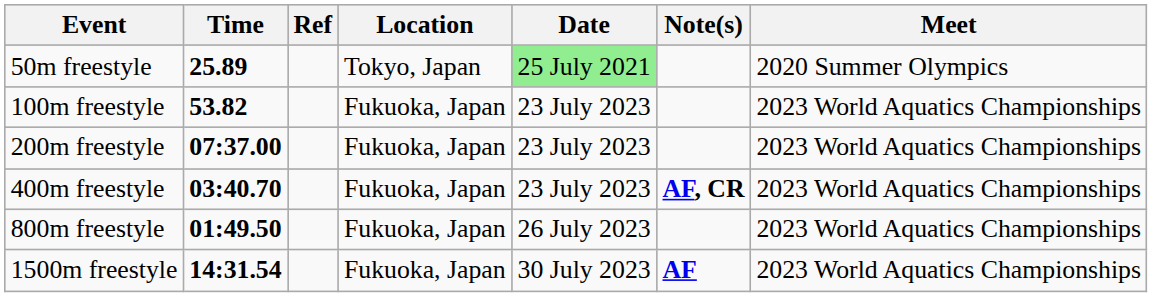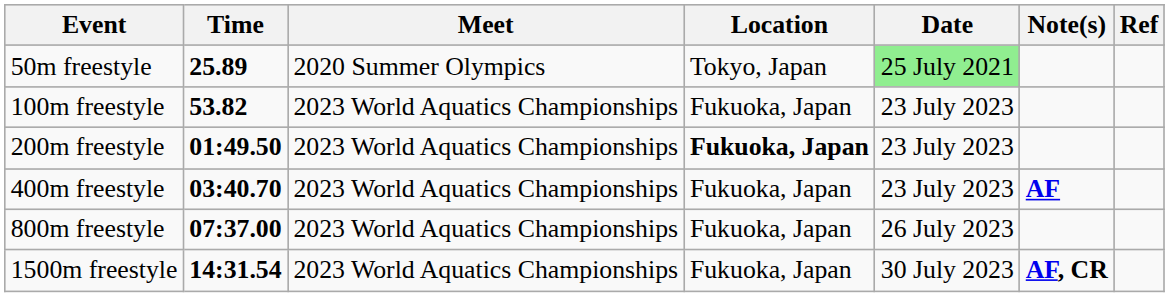columns swapped: (949, 24) <-> (313, 24)
(235, 147) 07:37.00 -> (235, 147) 01:49.50
(425, 147) normal -> (779, 147) bold
(704, 188) AF, CR -> (1043, 188) AF
(235, 229) 01:49.50 -> (235, 229) 07:37.00
(680, 270) AF -> (1067, 270) AF, CR
